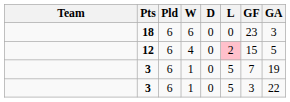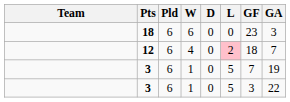(251, 50) 15 -> (251, 50) 18
(274, 50) 5 -> (274, 50) 7
